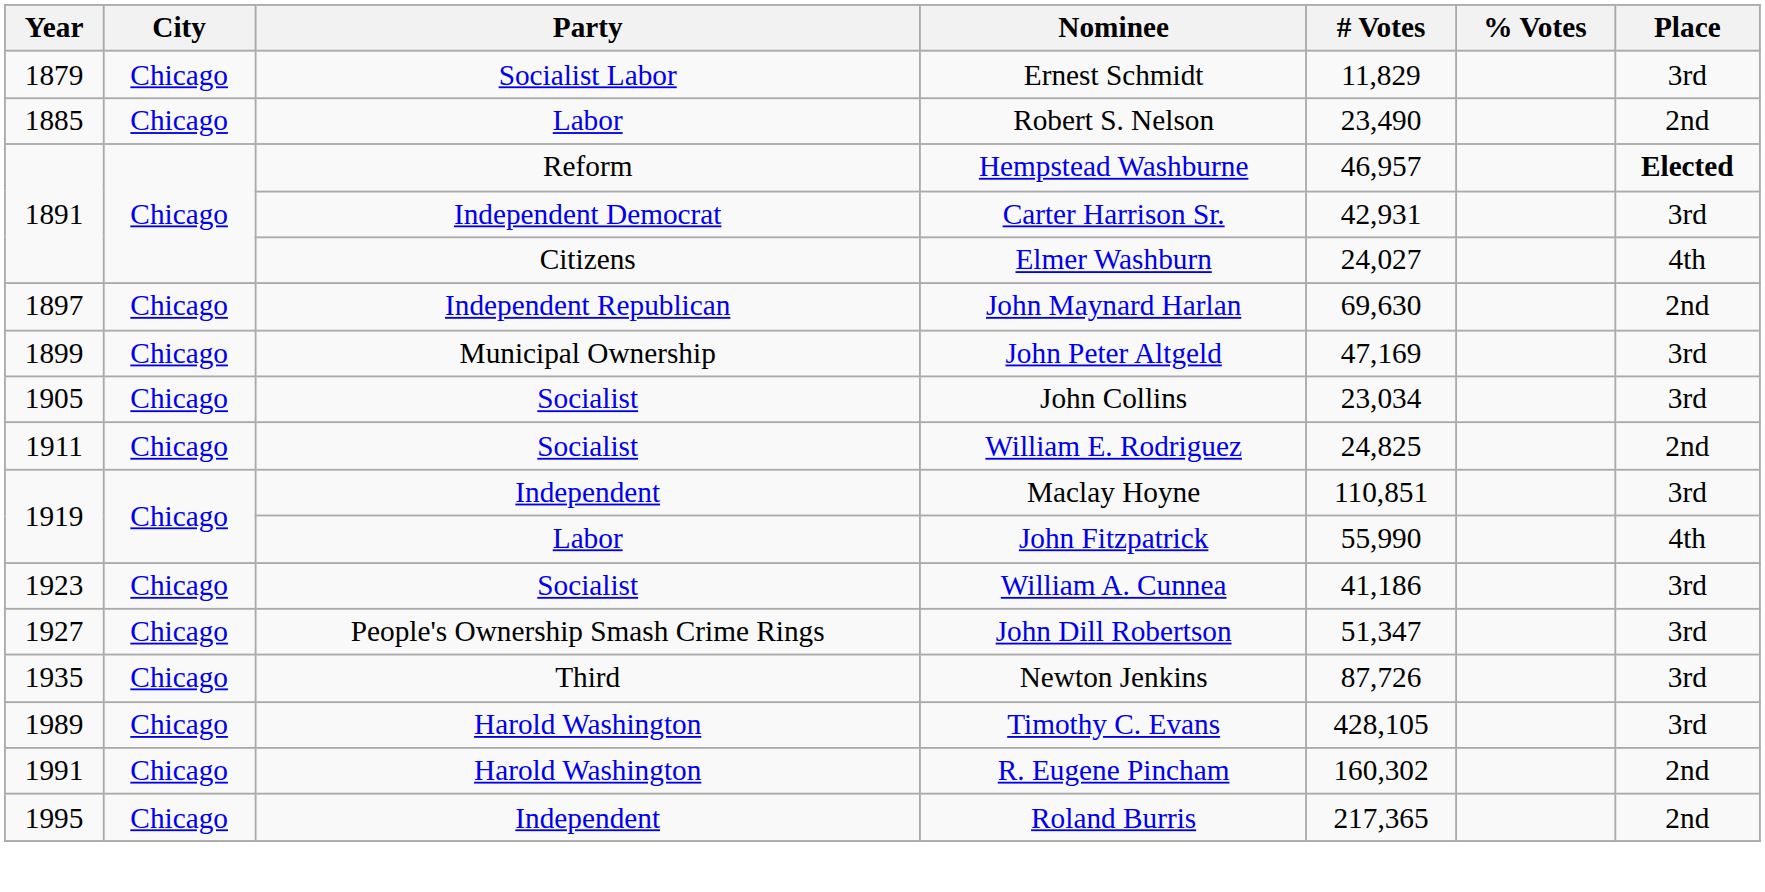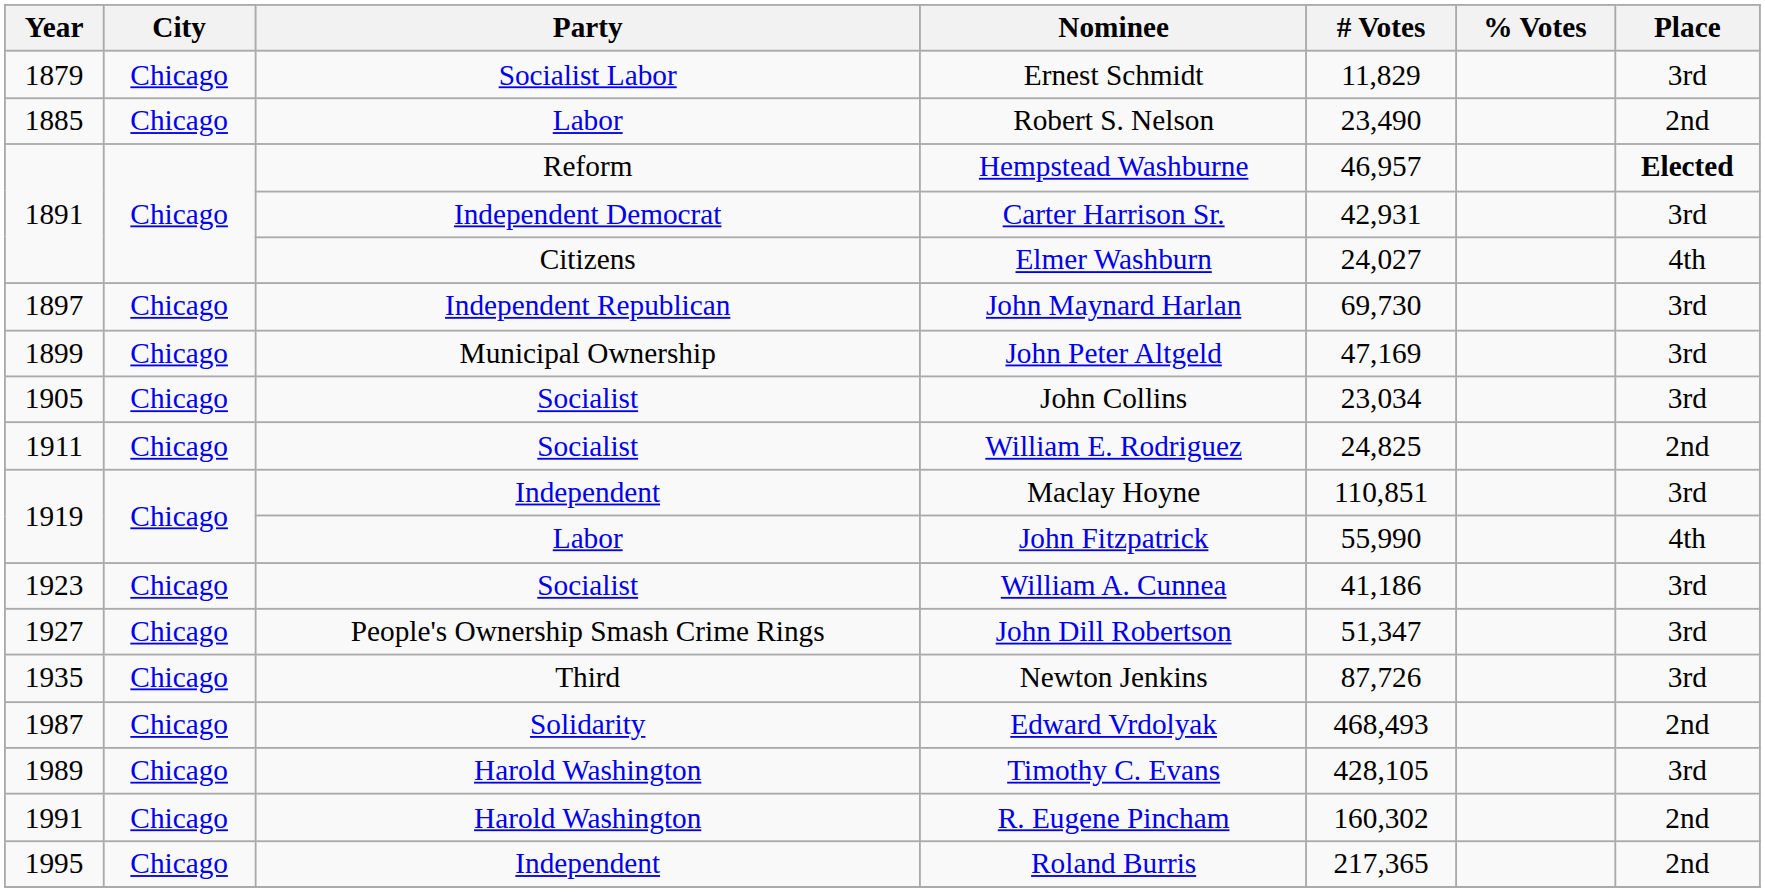(1381, 306) 69,630 -> (1381, 306) 69,730
(1687, 306) 2nd -> (1687, 306) 3rd
+ row: (1114, 724)
